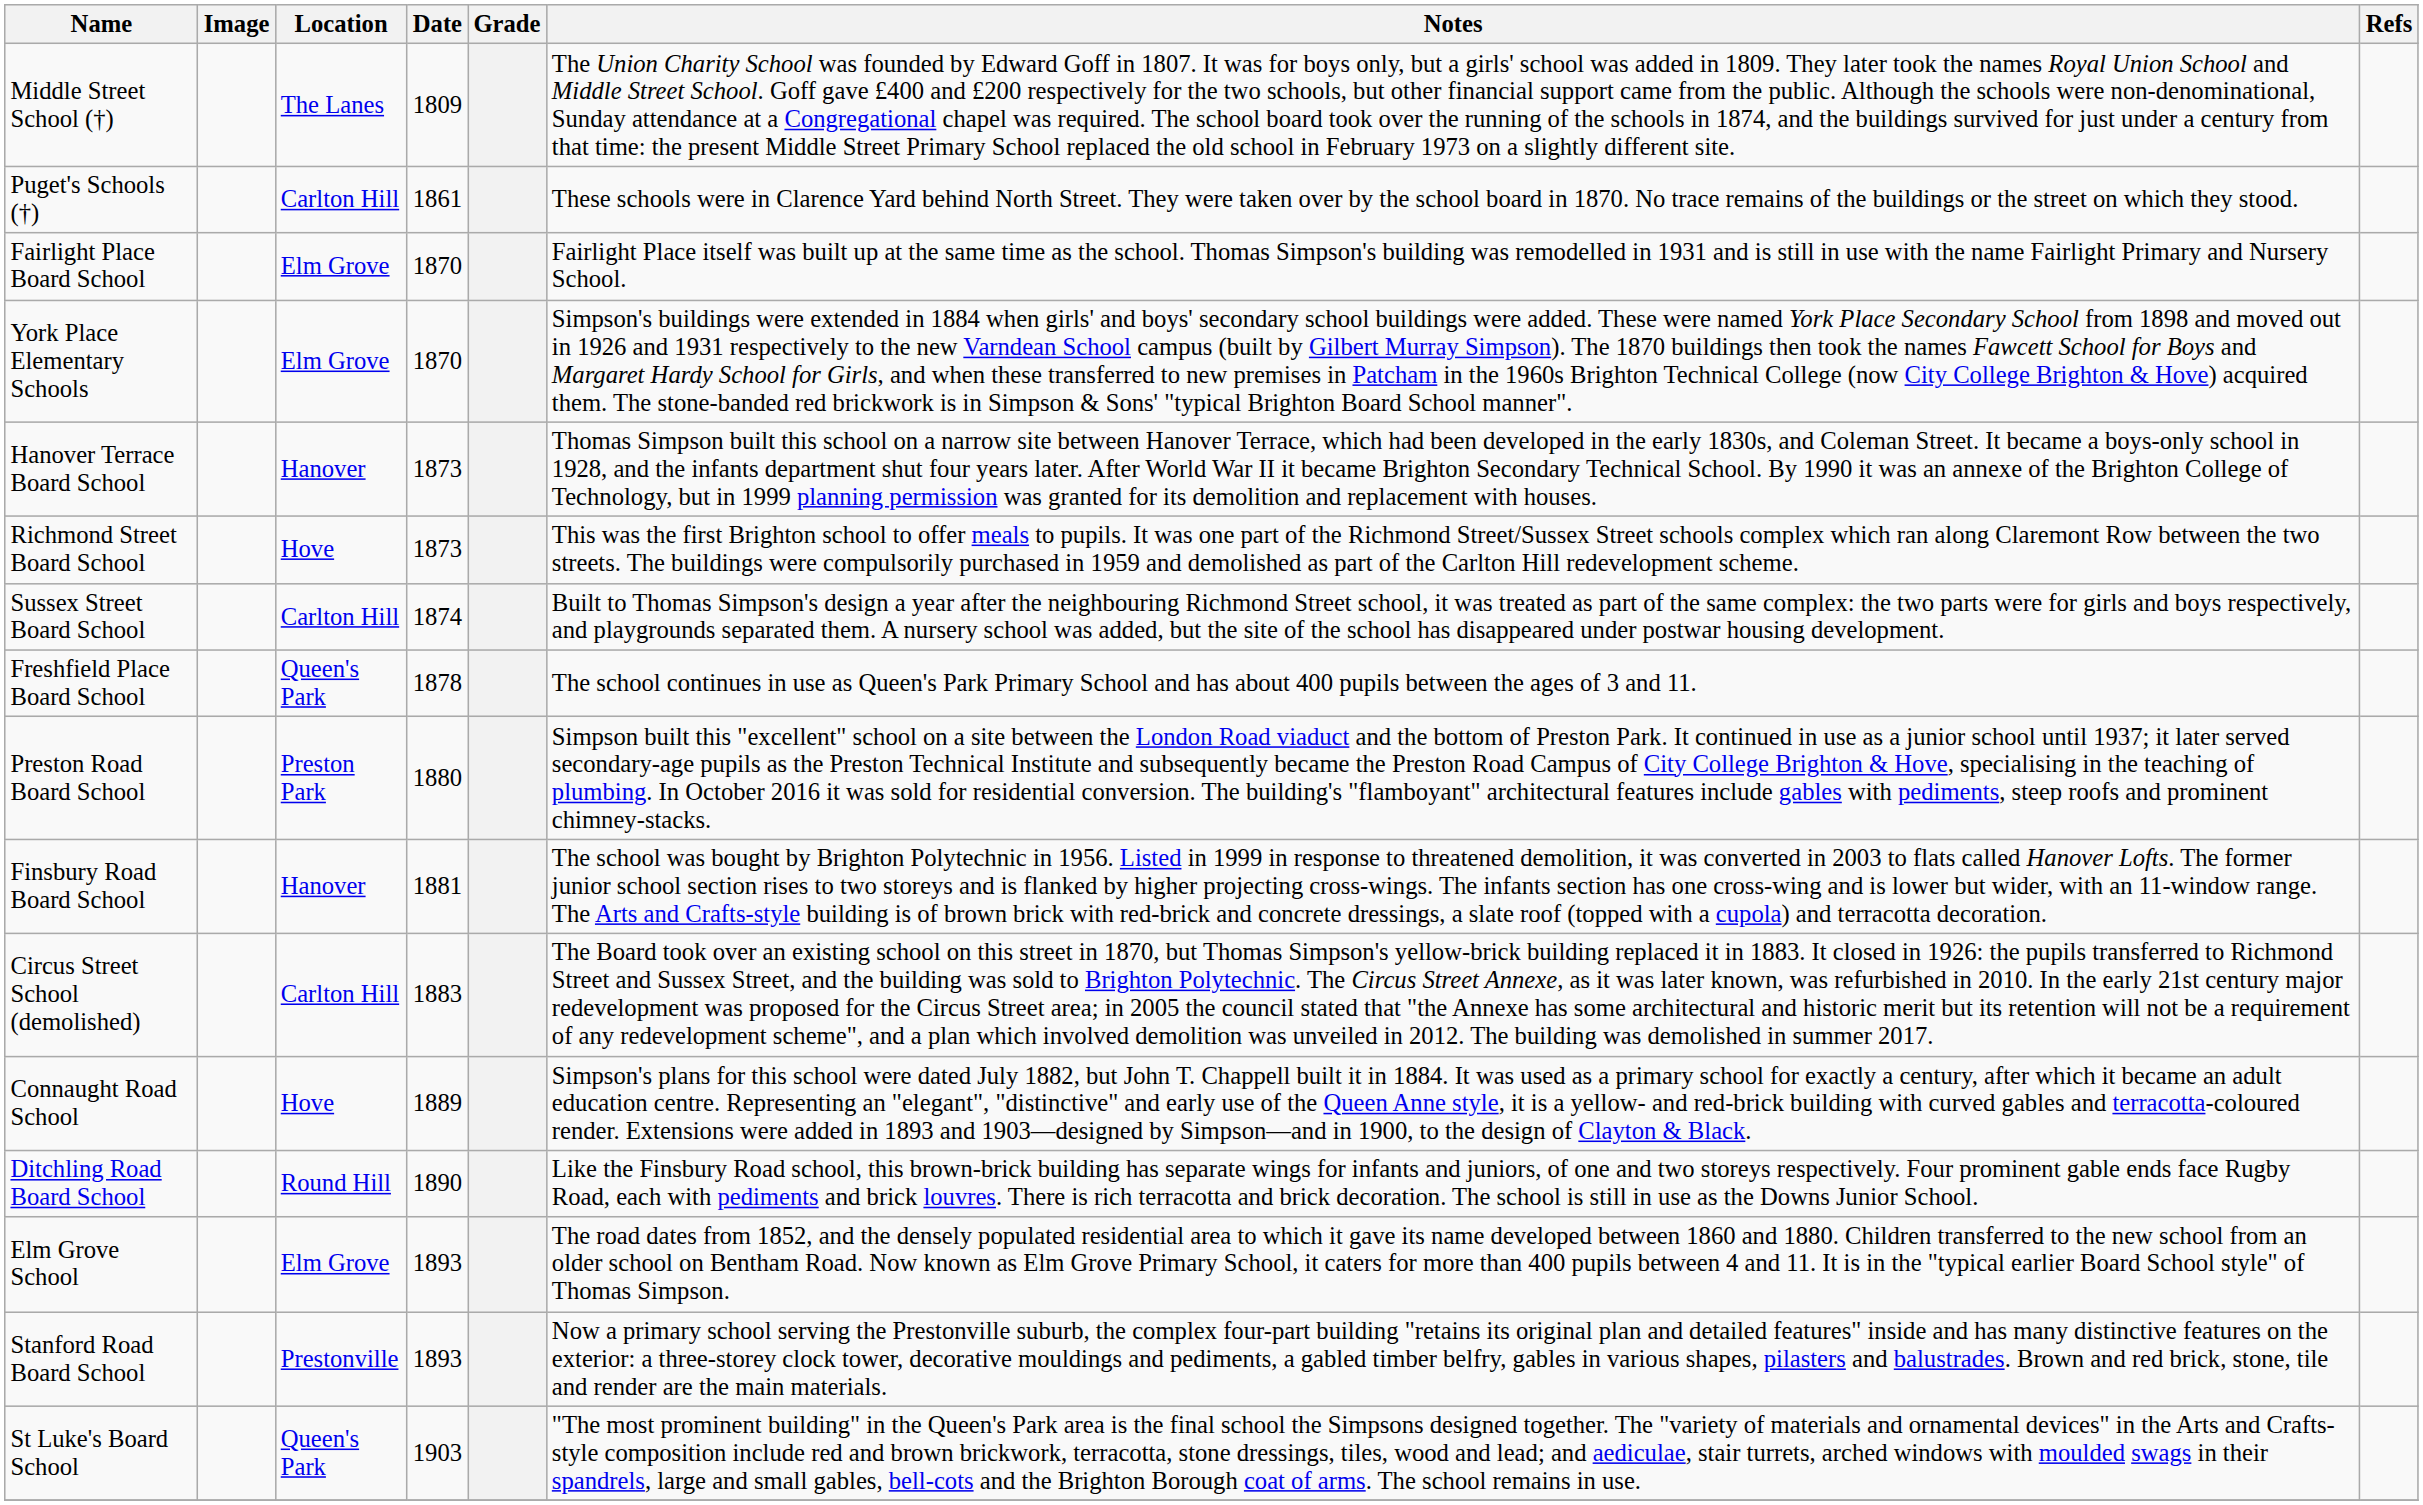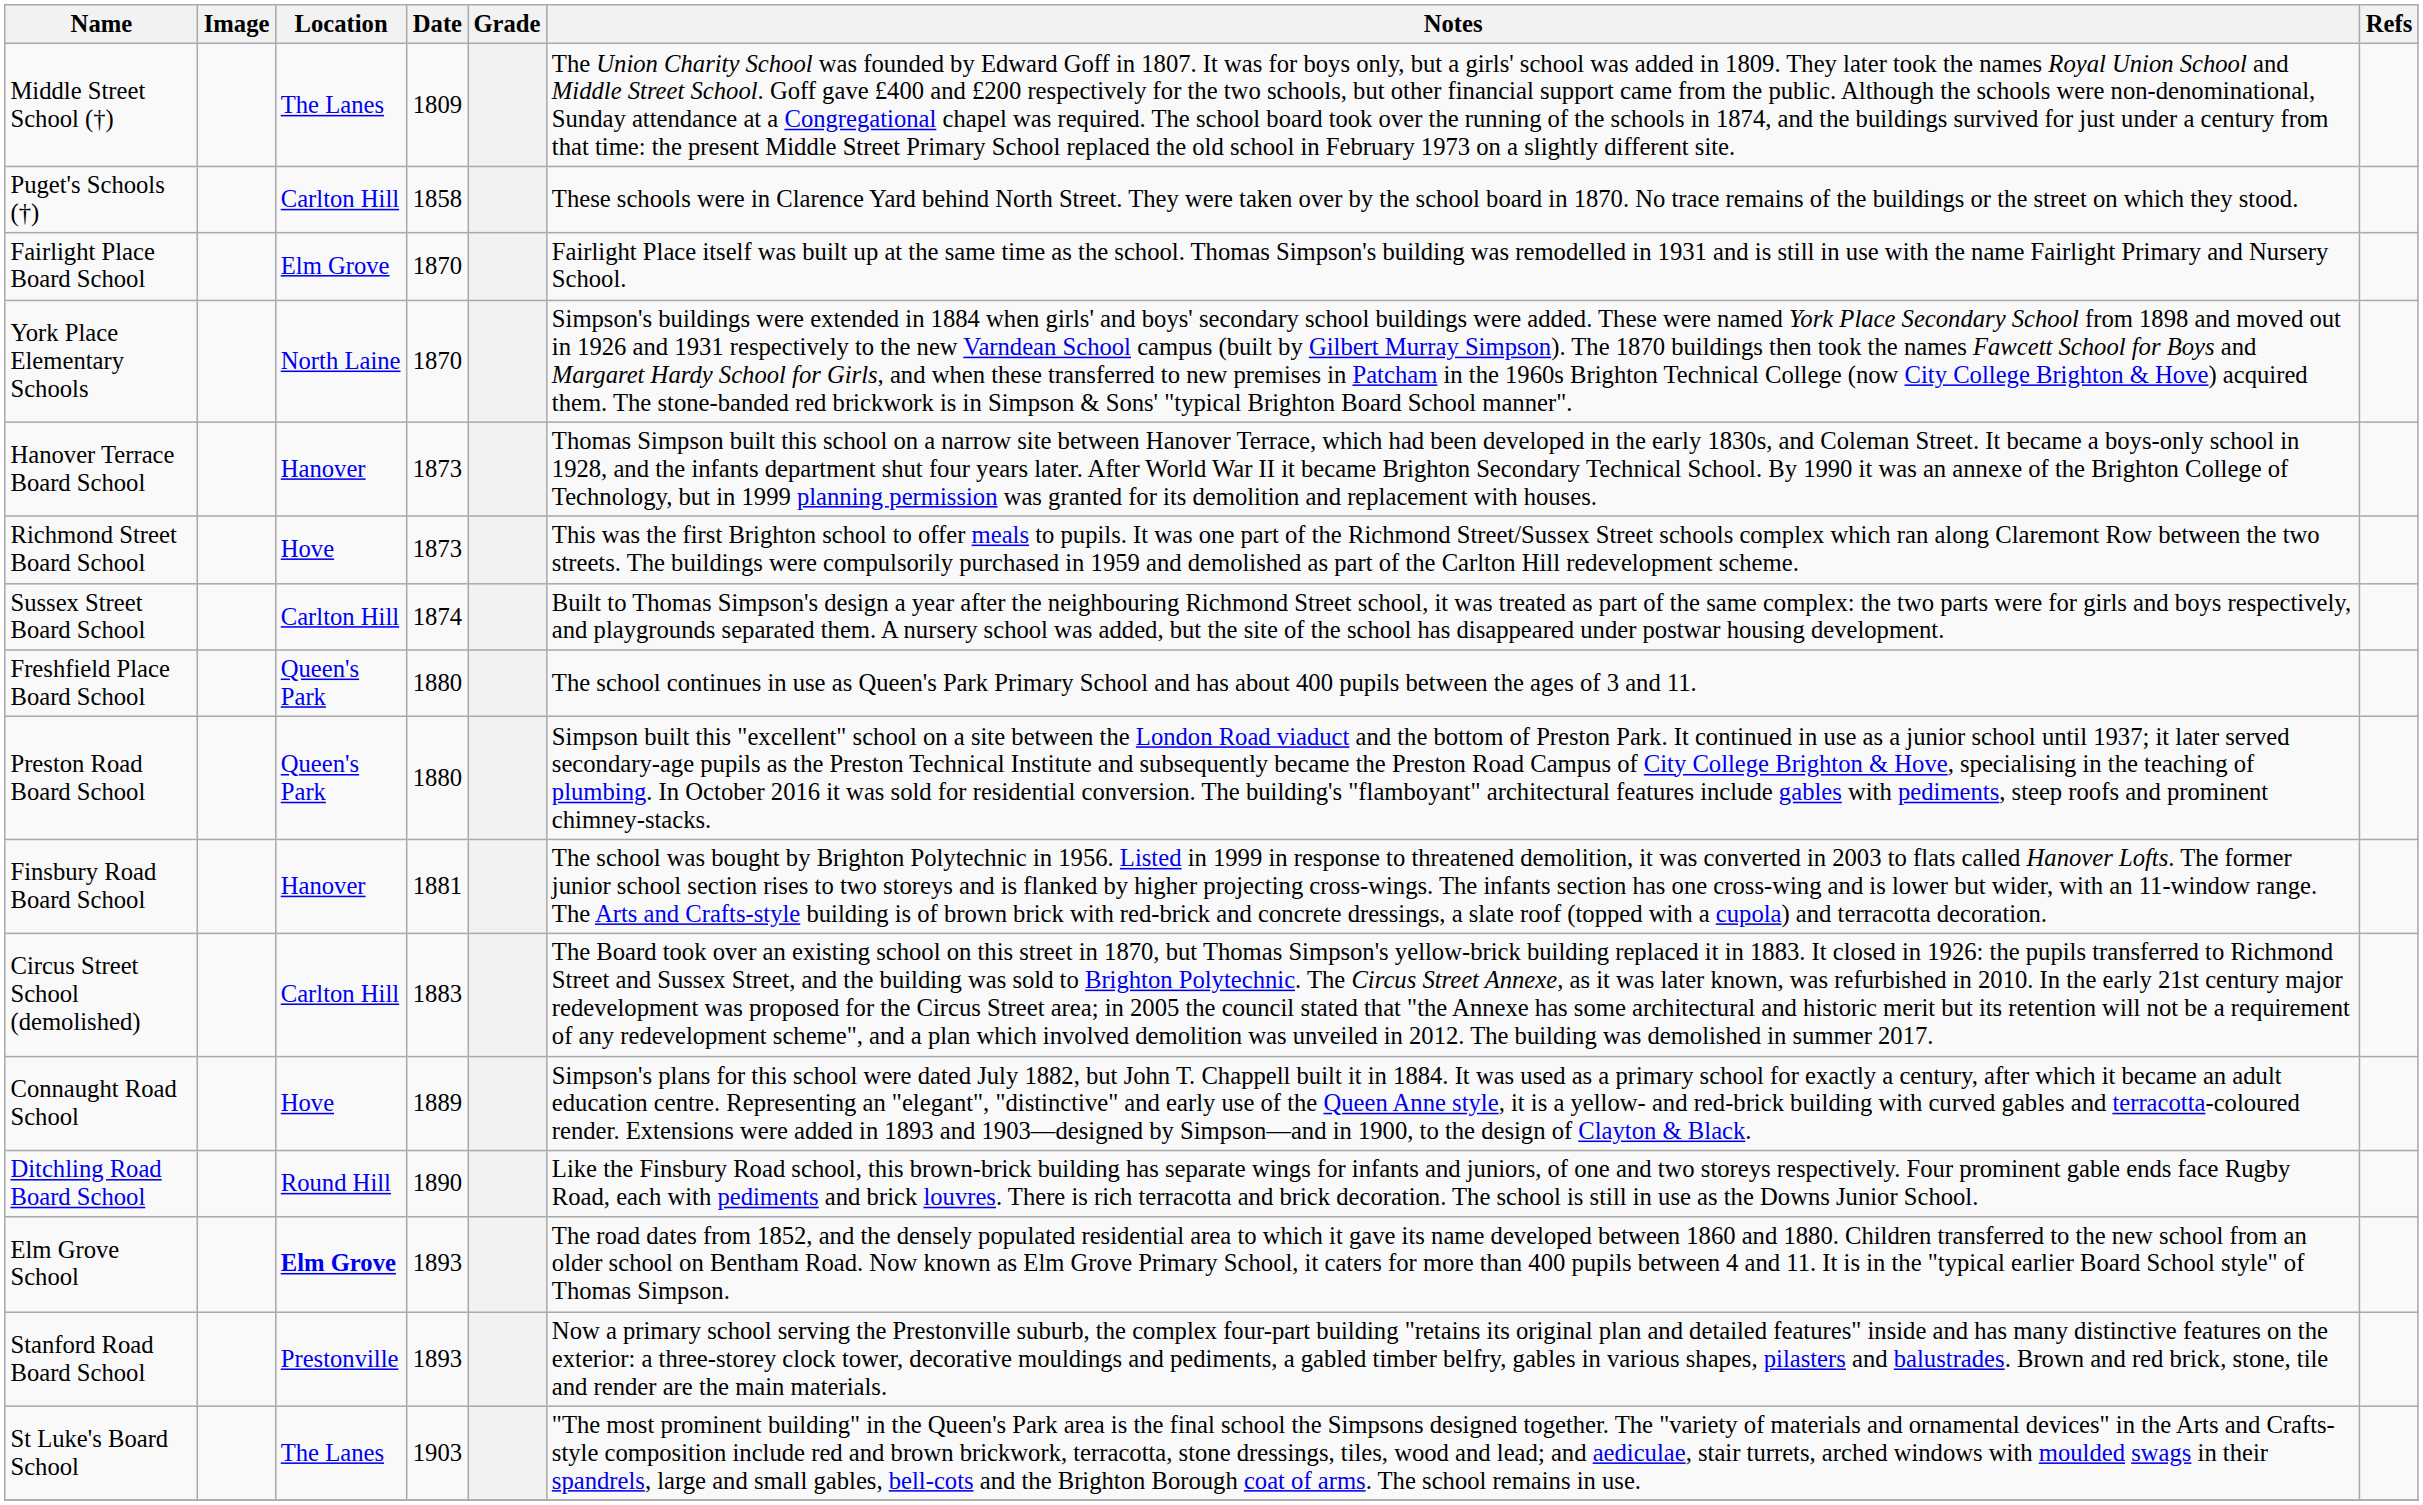(437, 199) 1861 -> (437, 199) 1858
(335, 360) Elm Grove -> (341, 360) North Laine
(437, 683) 1878 -> (437, 683) 1880
(318, 777) Preston Park -> (320, 777) Queen's Park
(335, 1264) normal -> (338, 1264) bold
(320, 1453) Queen's Park -> (332, 1453) The Lanes
